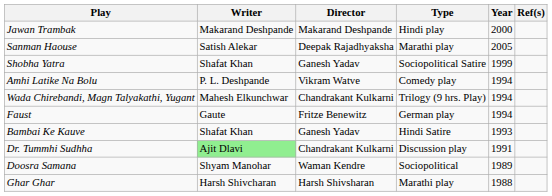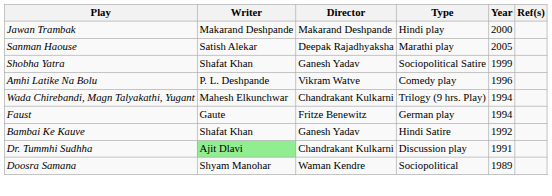(502, 81) 1994 -> (502, 81) 1996
(502, 132) 1993 -> (502, 132) 1992
- row: (31, 183)
